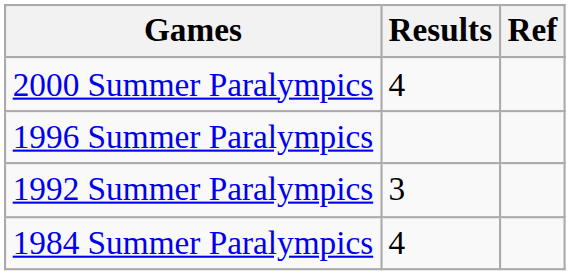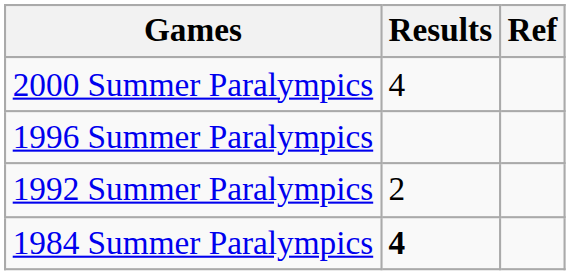(397, 189) 3 -> (397, 189) 2
(397, 242) normal -> (397, 242) bold
